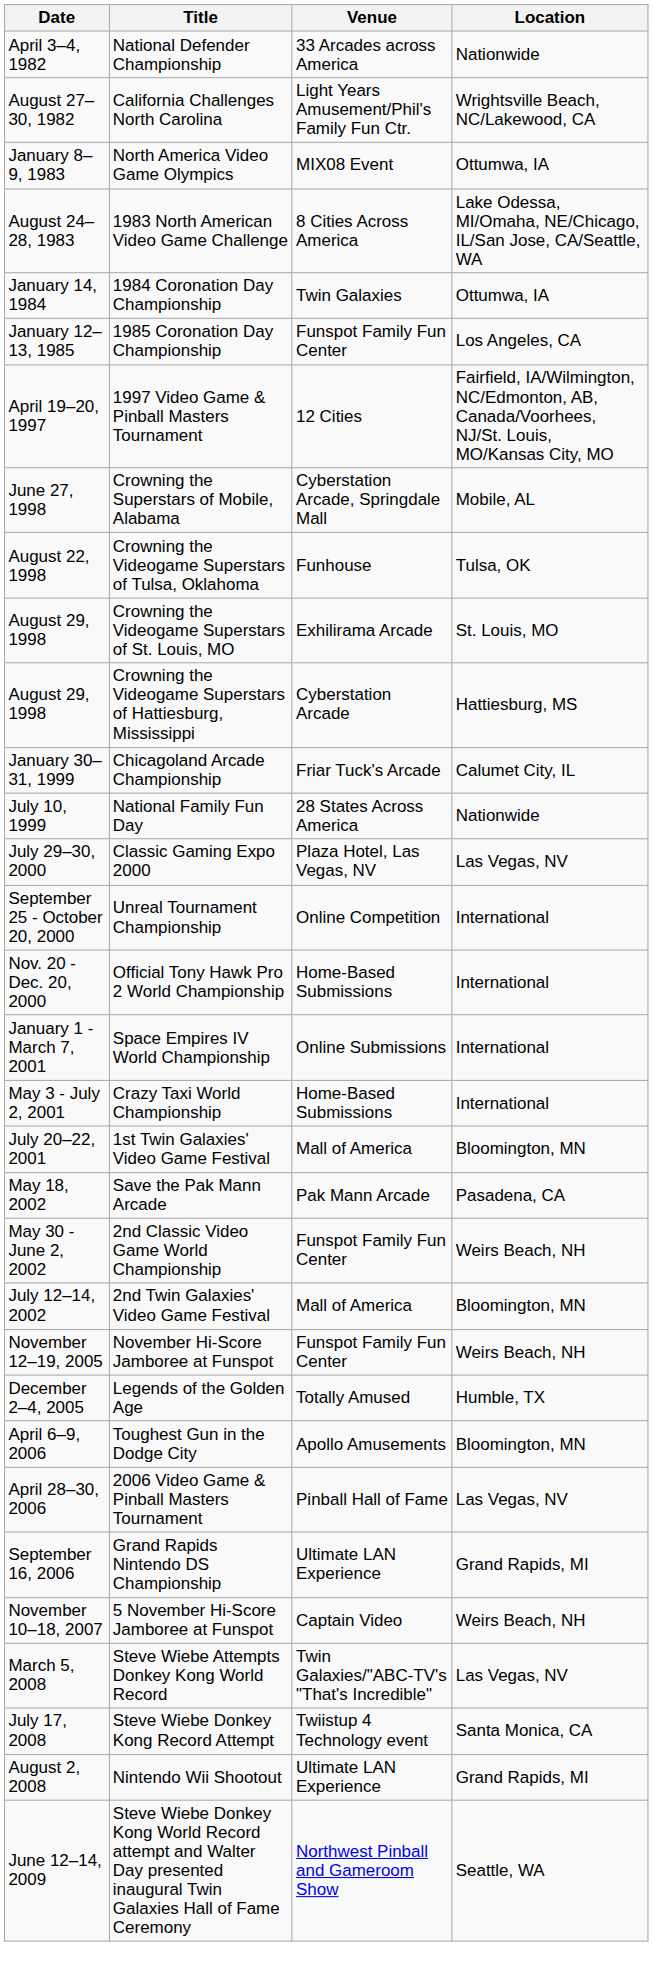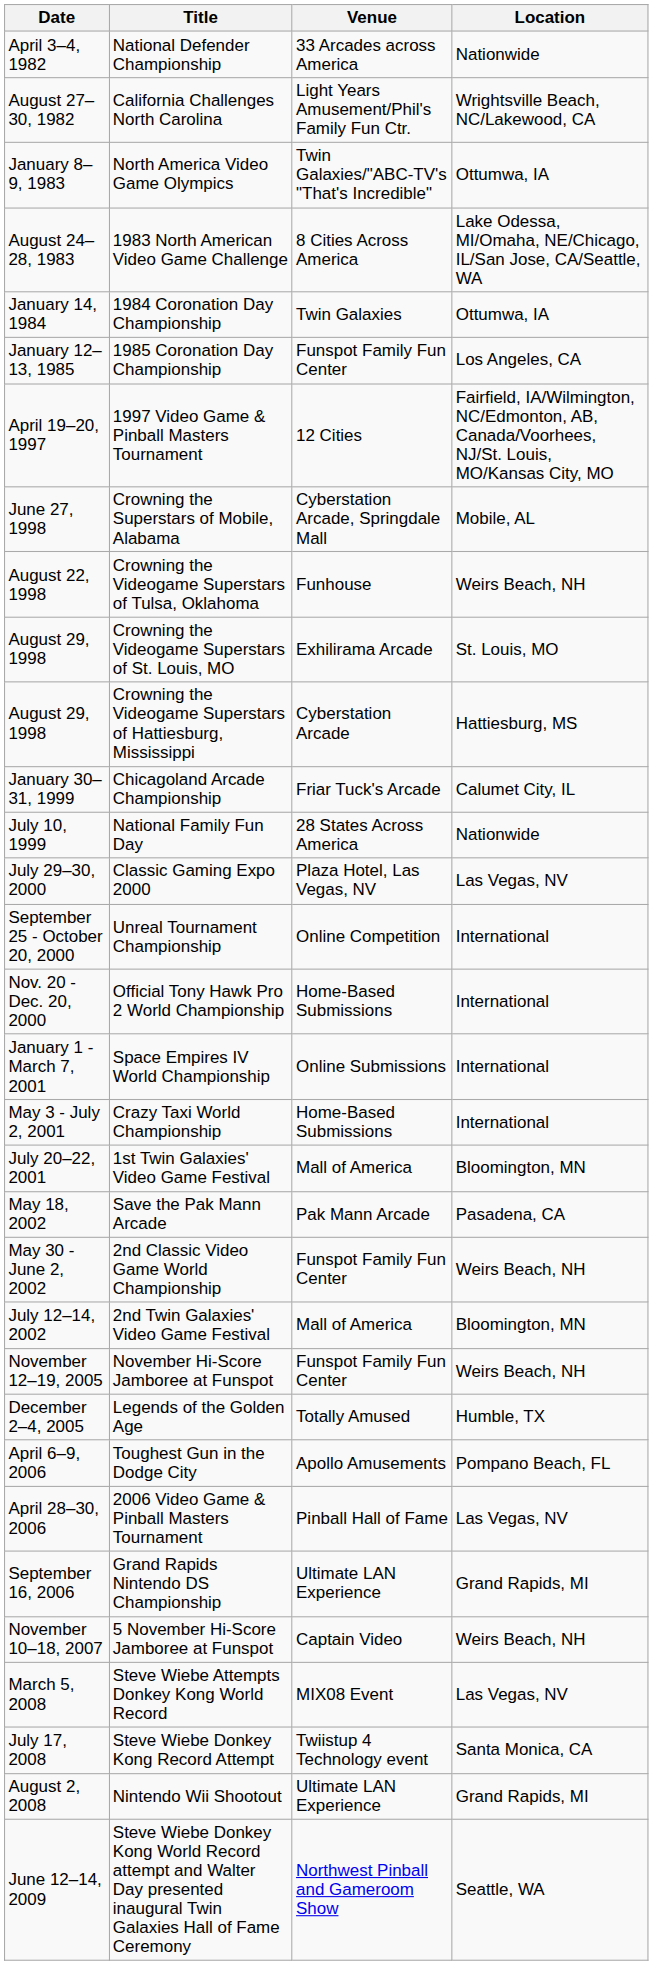(345, 165) MIX08 Event -> (371, 174) Twin Galaxies/"ABC-TV's "That's Incredible"
(493, 565) Tulsa, OK -> (521, 584) Weirs Beach, NH
(521, 1444) Bloomington, MN -> (533, 1463) Pompano Beach, FL
(371, 1675) Twin Galaxies/"ABC-TV's "That's Incredible" -> (345, 1694) MIX08 Event
